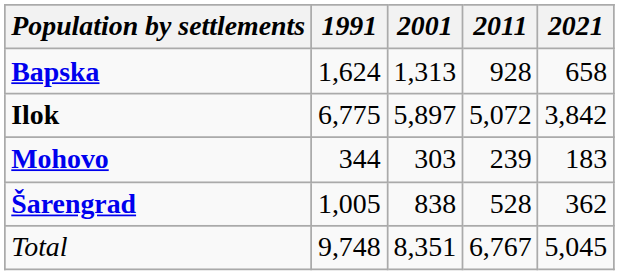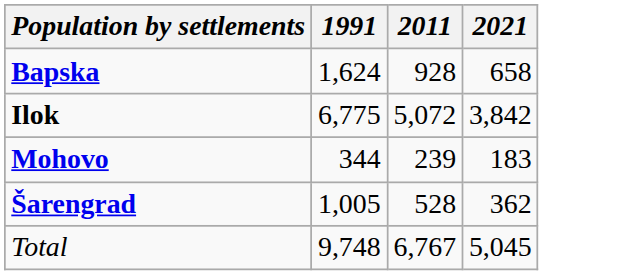- column: (425, 26)
